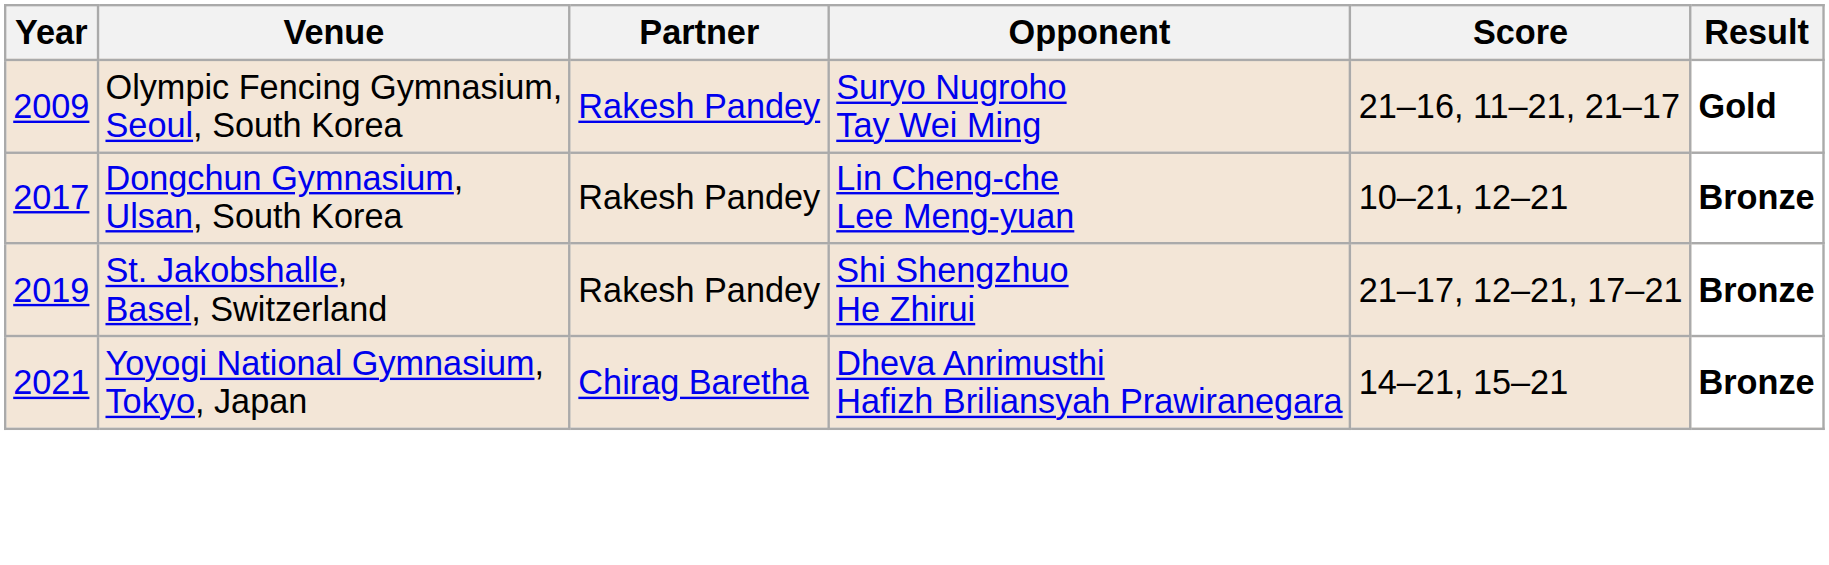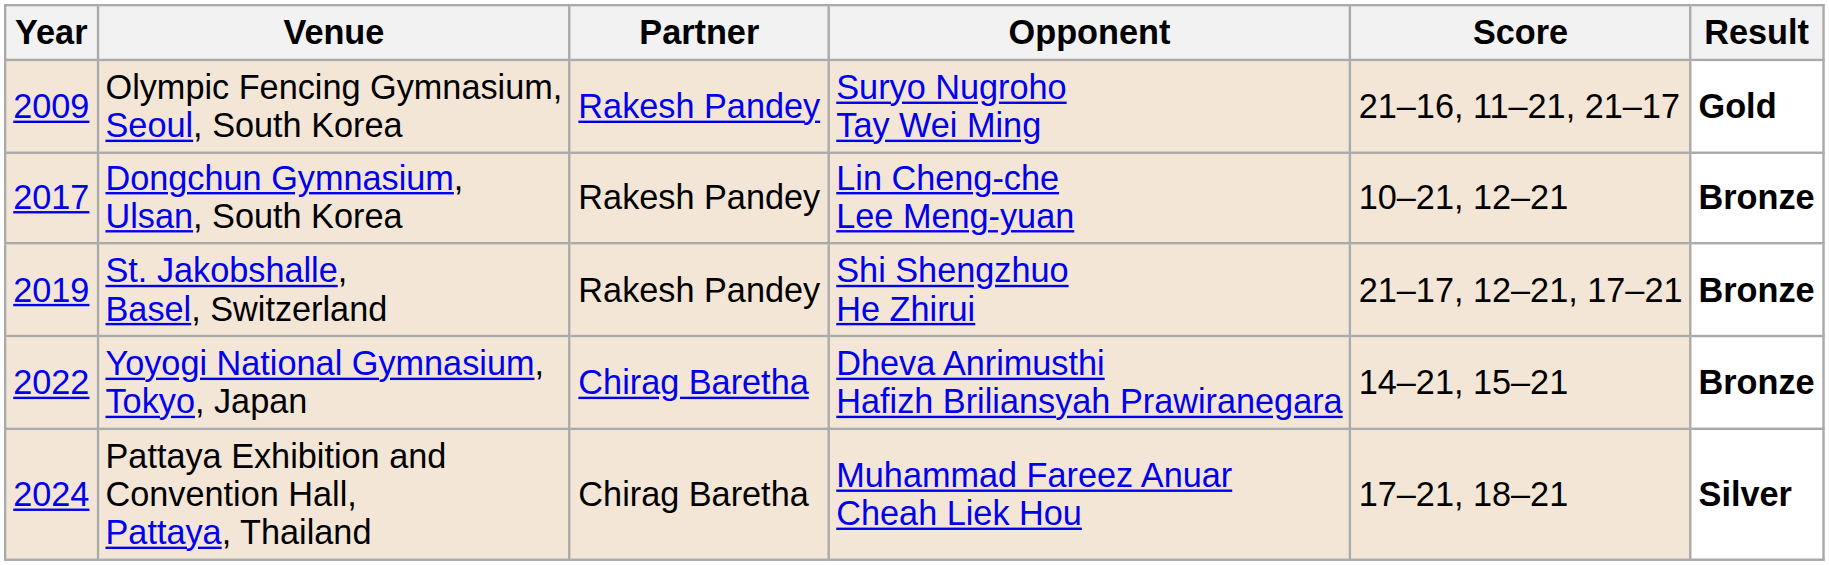(51, 383) 2021 -> (51, 383) 2022
+ row: (276, 494)
